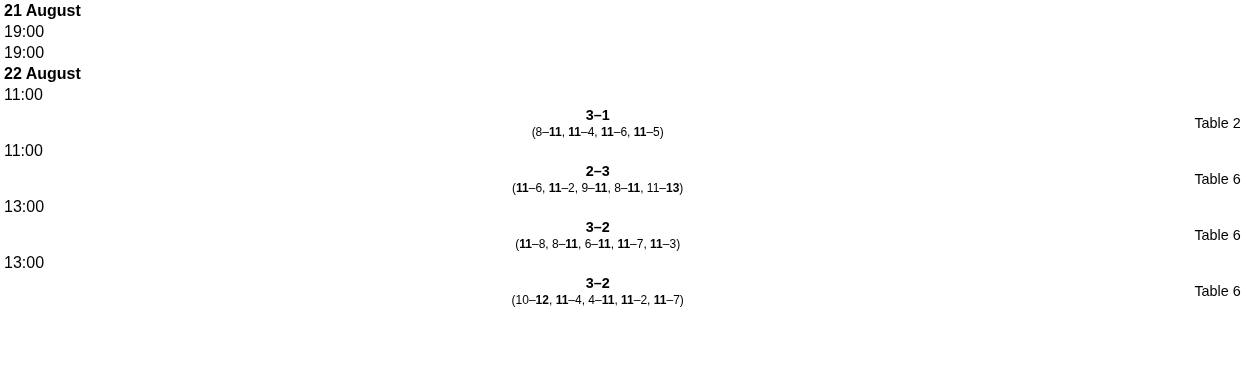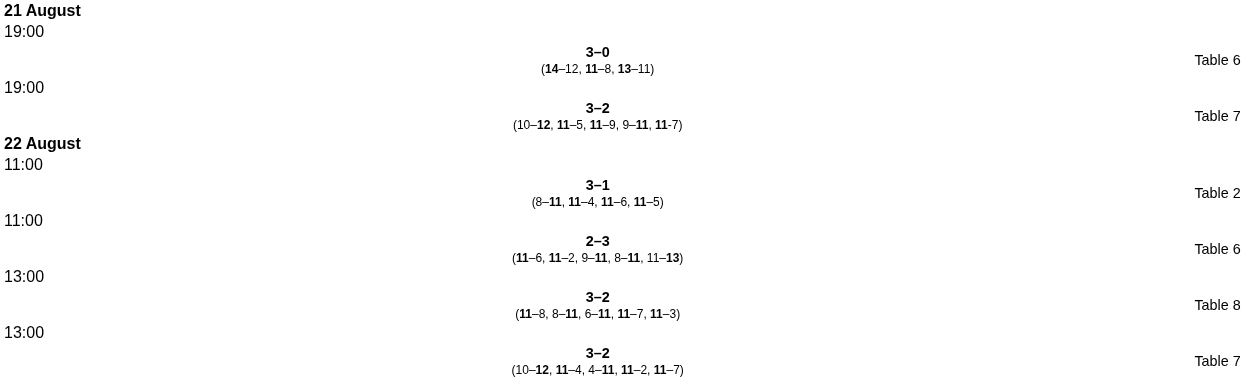+ row: (250, 60)
+ row: (250, 116)
(1218, 235) Table 6 -> (1218, 305) Table 8
(1218, 291) Table 6 -> (1218, 361) Table 7
